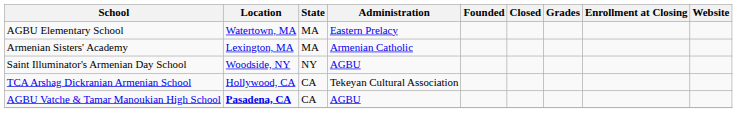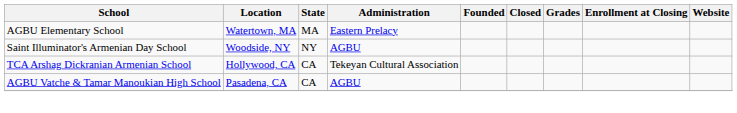- row: (67, 47)
(258, 99) bold -> (256, 82) normal
